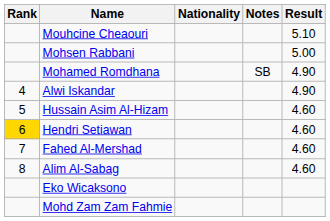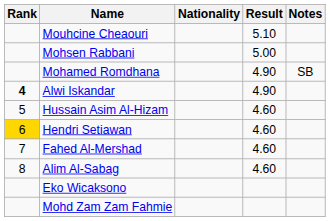columns swapped: (304, 14) <-> (263, 14)
(22, 91) normal -> (22, 91) bold
